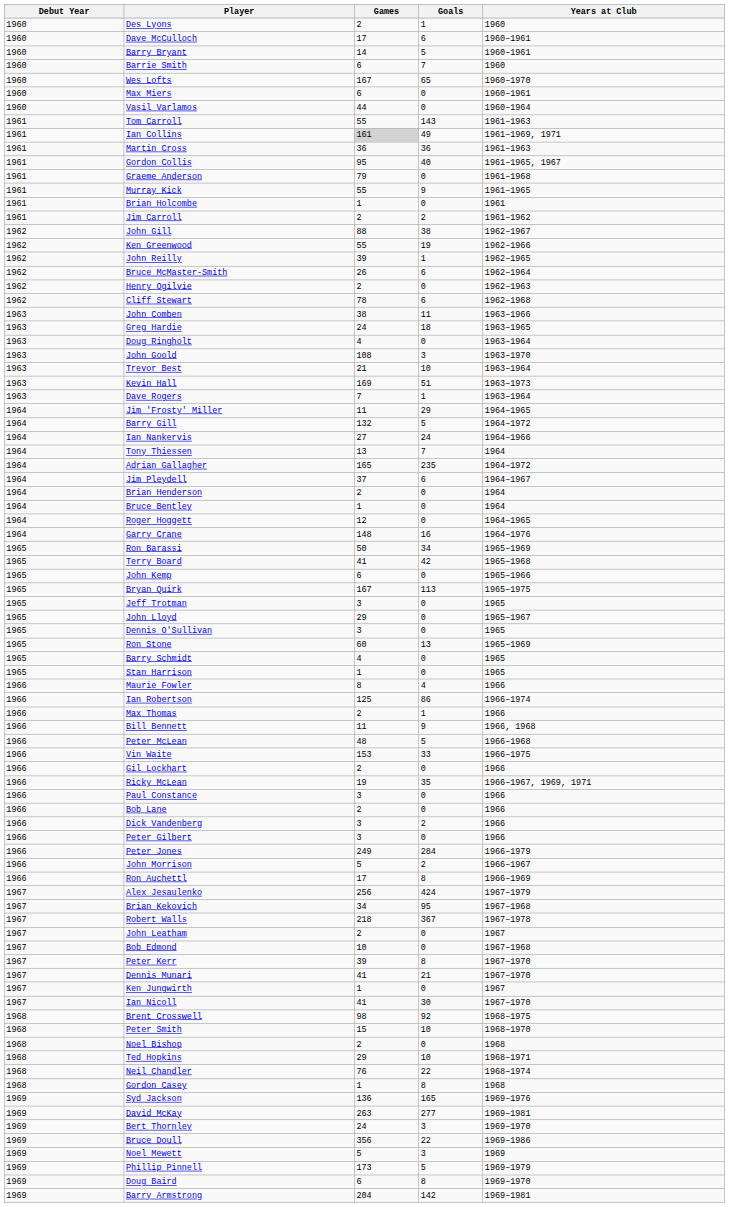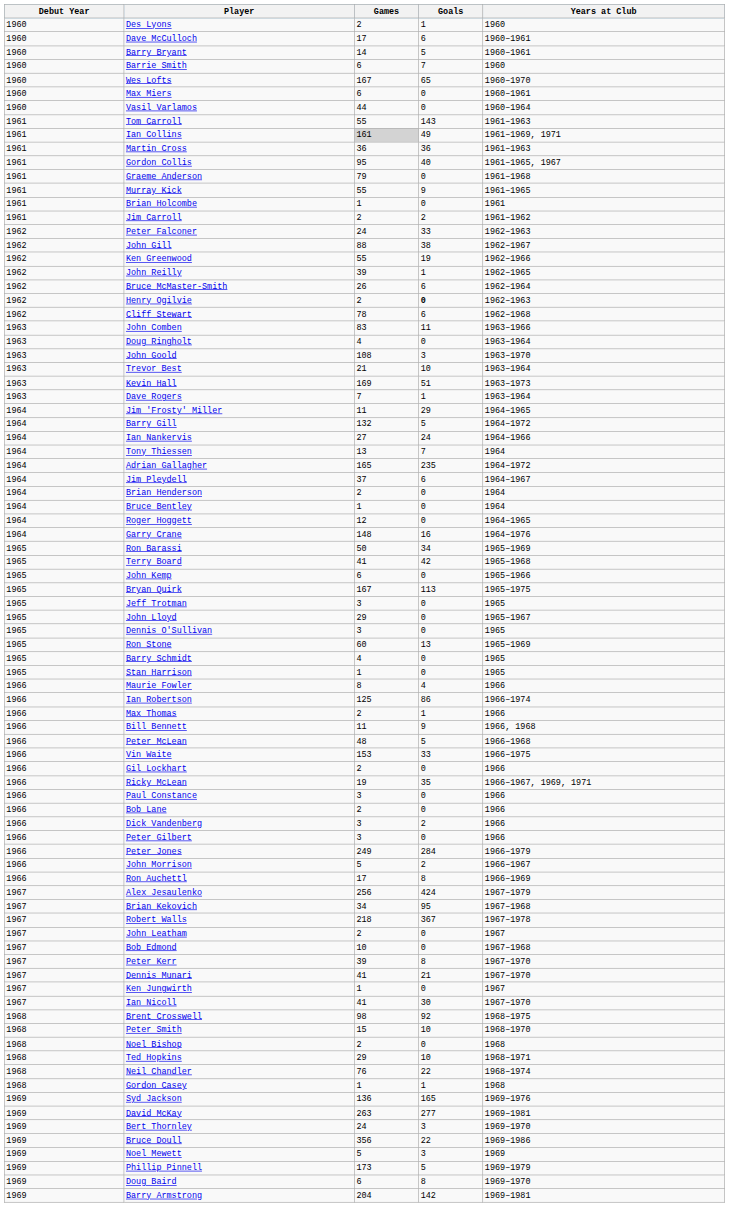+ row: (161, 232)
(423, 287) normal -> (423, 300) bold
(361, 314) 38 -> (361, 328) 83
- row: (154, 328)
(423, 1085) 8 -> (423, 1085) 1
